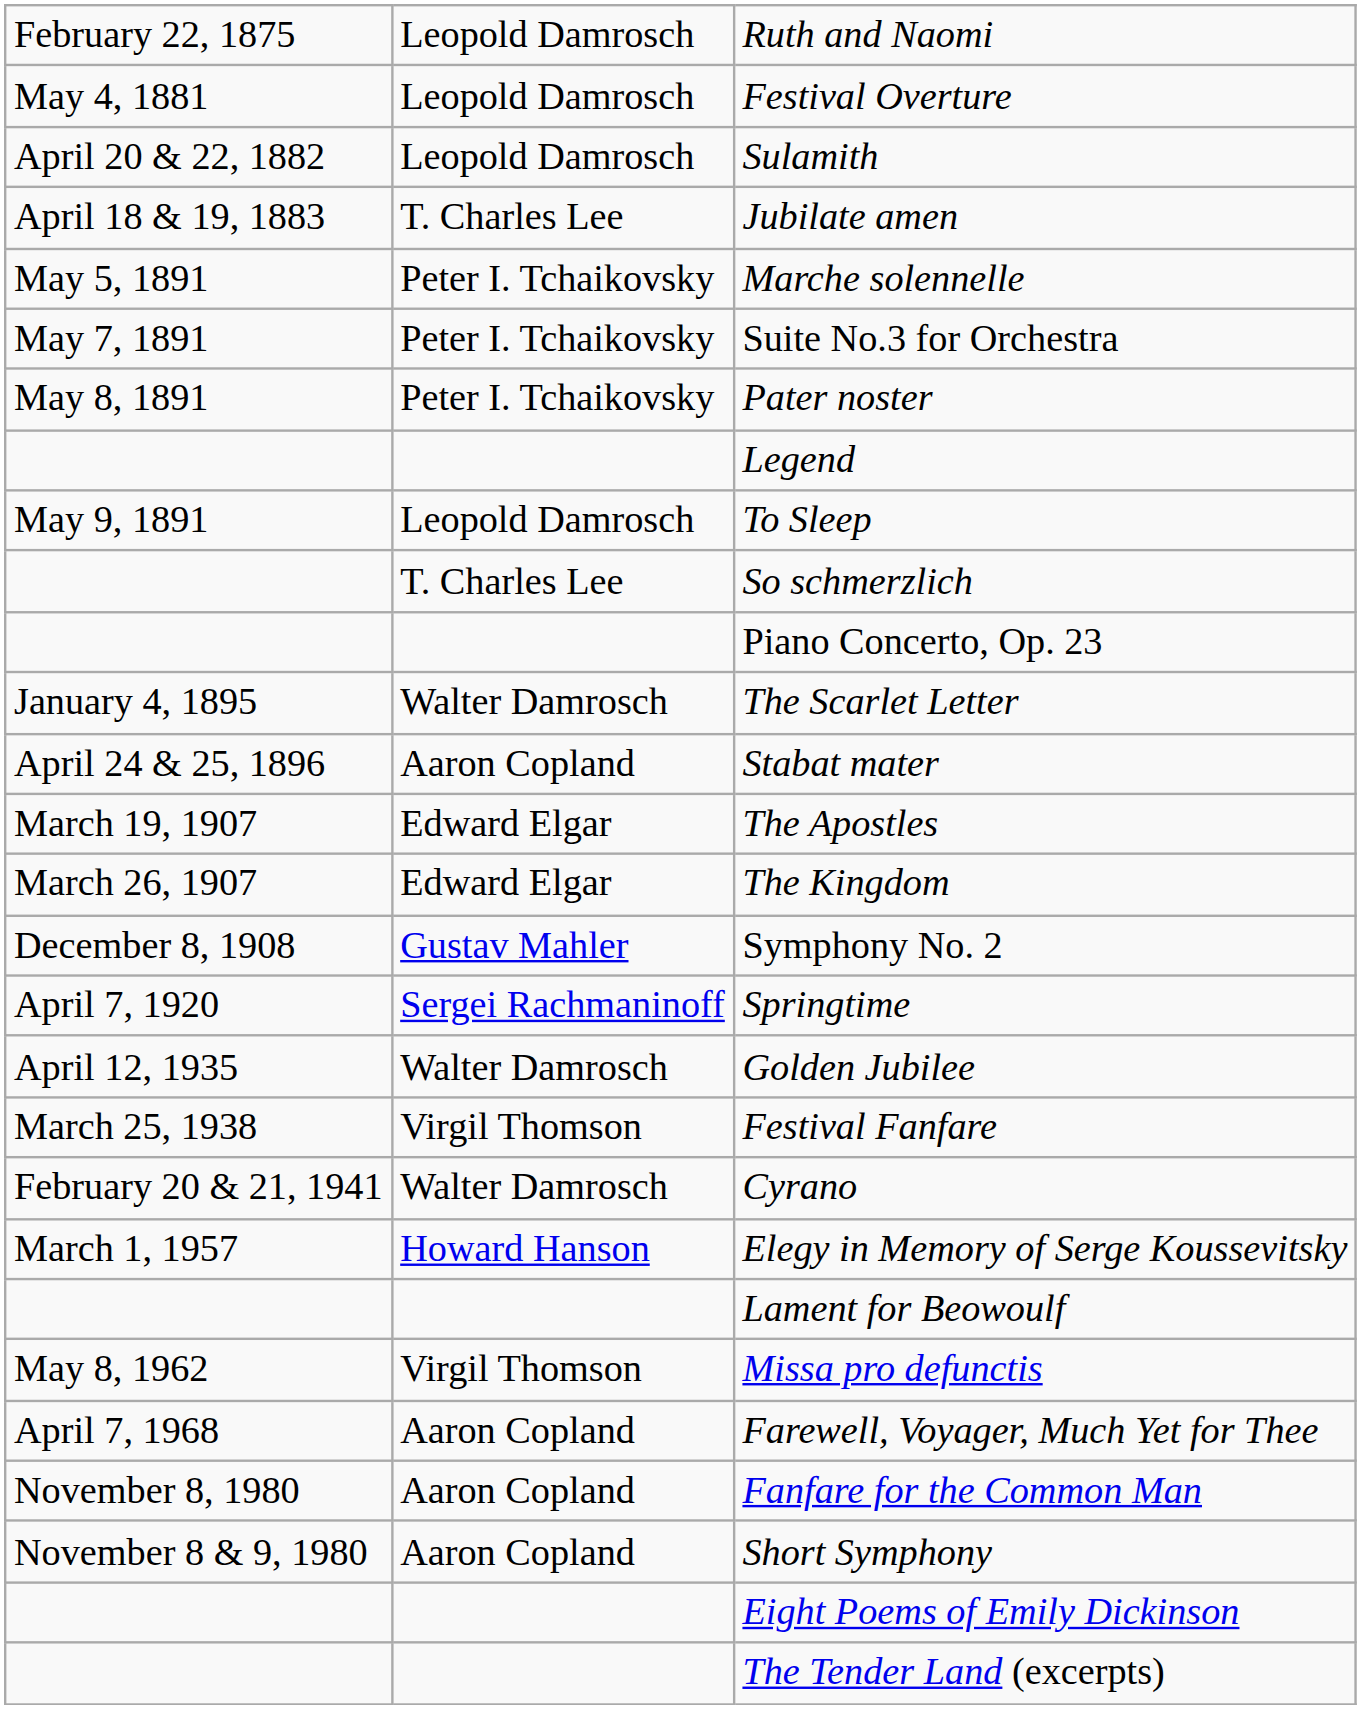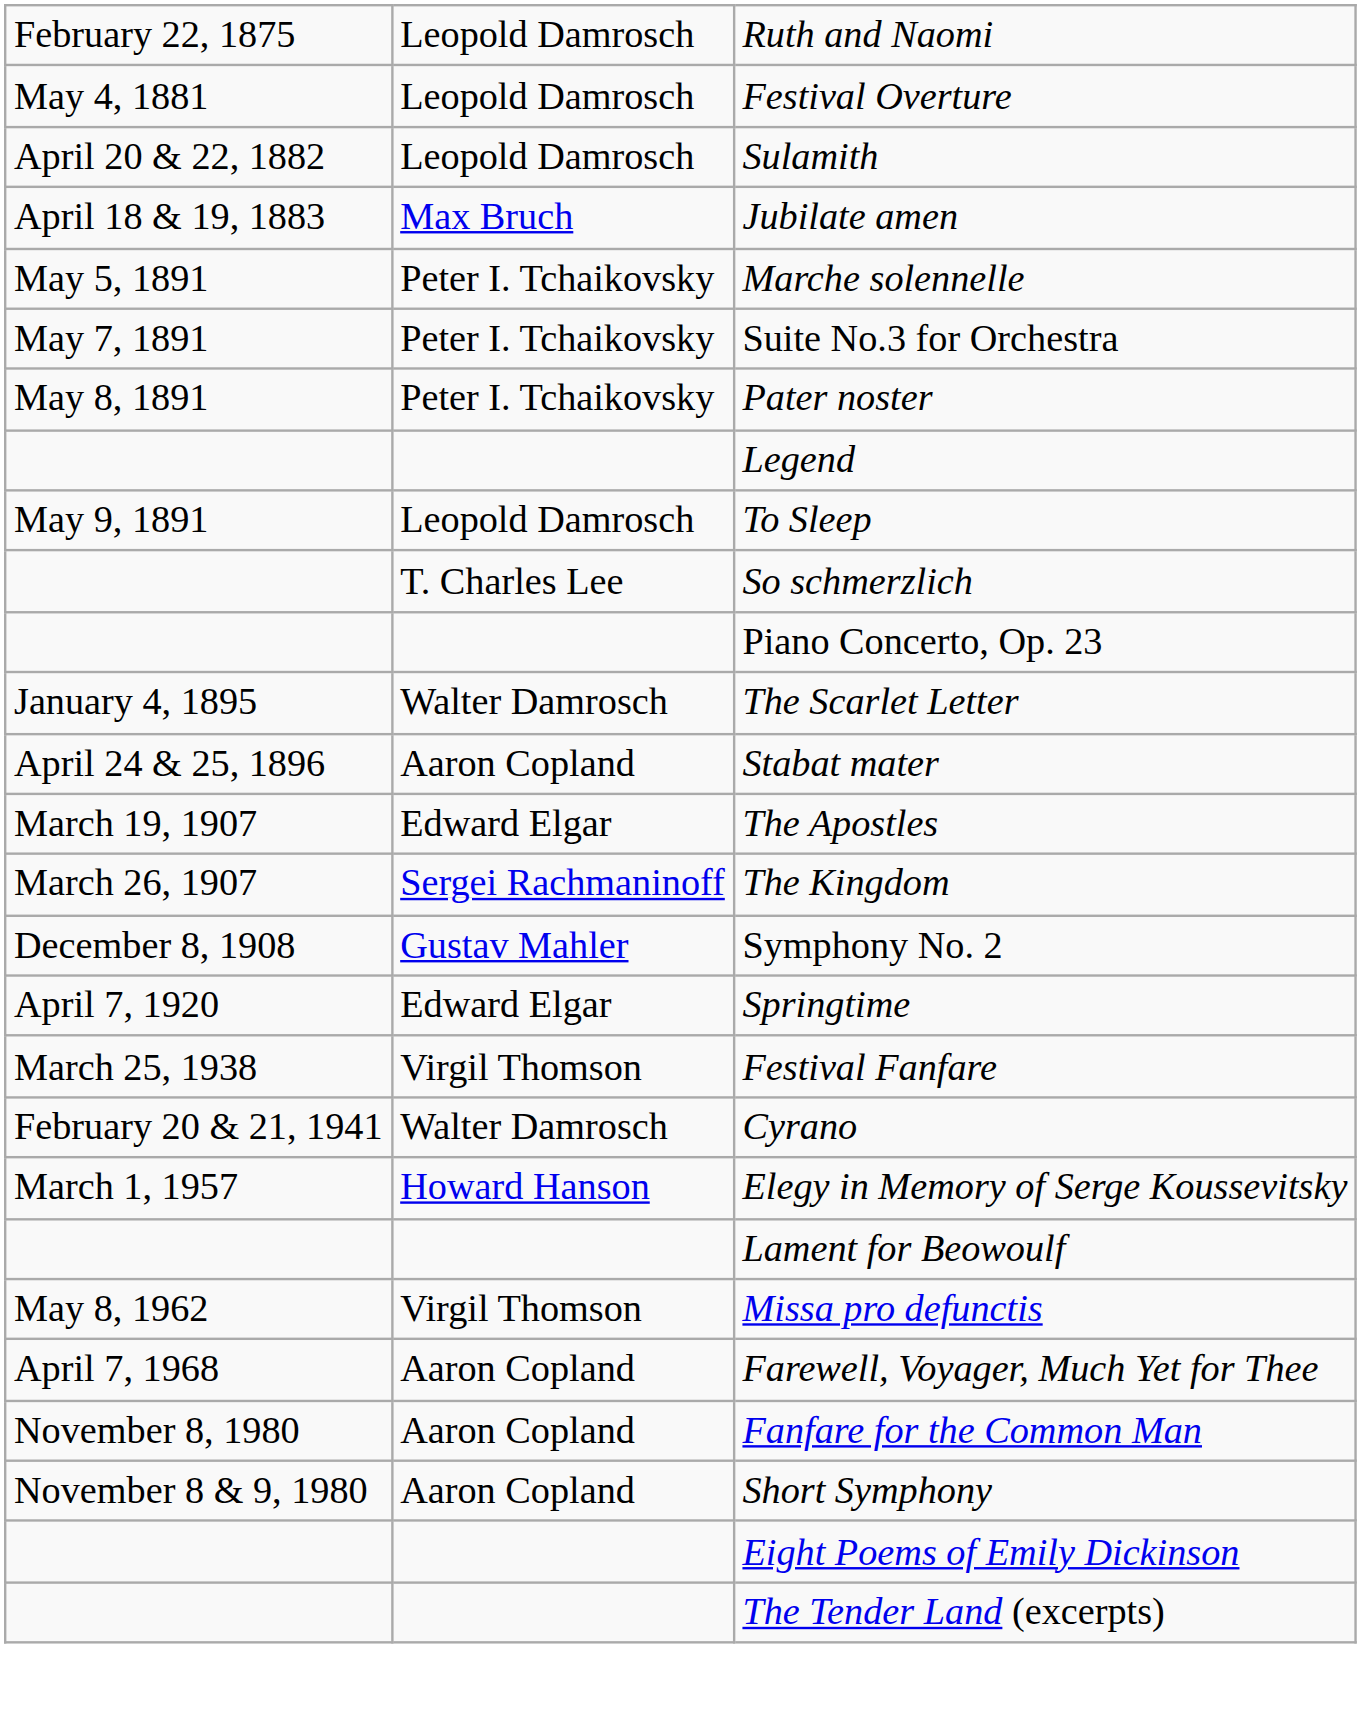(512, 216) T. Charles Lee -> (487, 216) Max Bruch
(506, 883) Edward Elgar -> (562, 883) Sergei Rachmaninoff
(562, 1005) Sergei Rachmaninoff -> (506, 1005) Edward Elgar
- row: (859, 1065)
